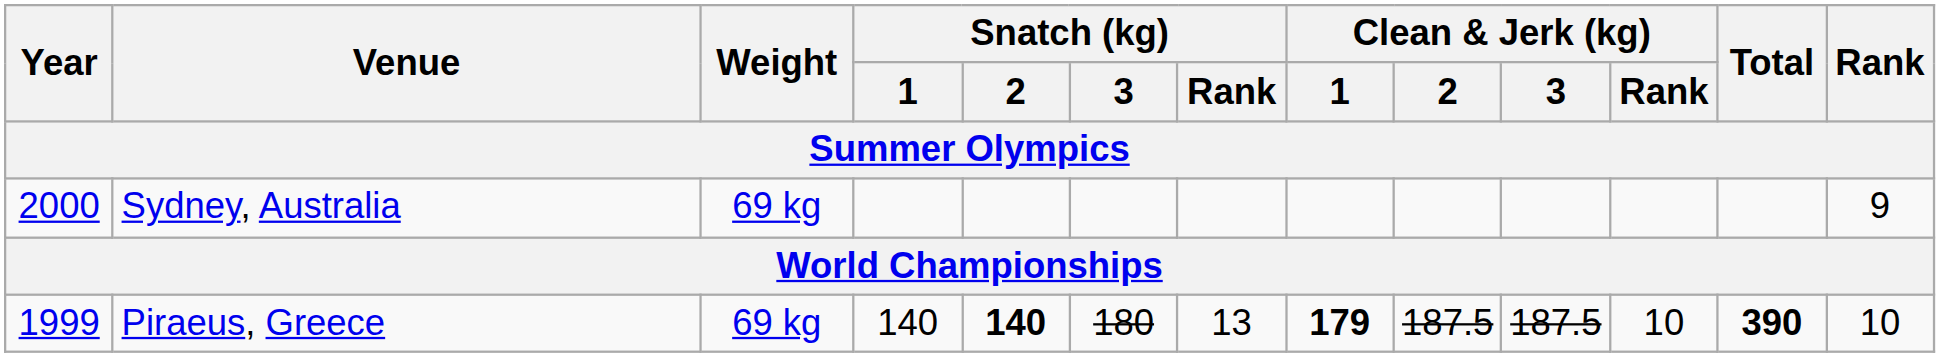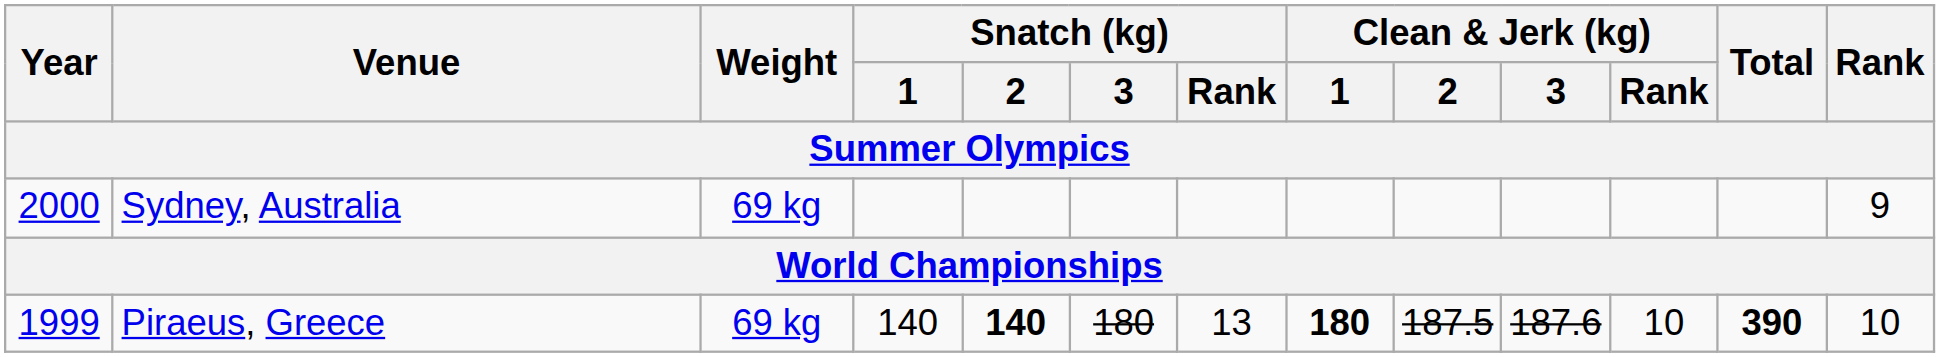(1340, 322) 179 -> (1340, 322) 180
(1556, 322) 187.5 -> (1556, 322) 187.6
